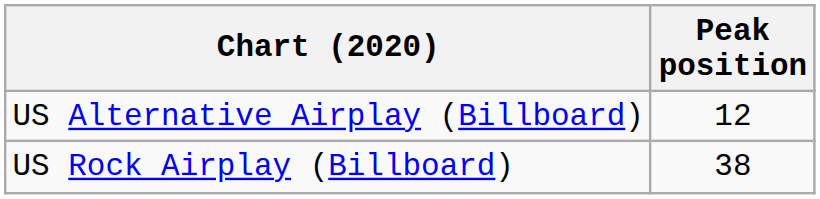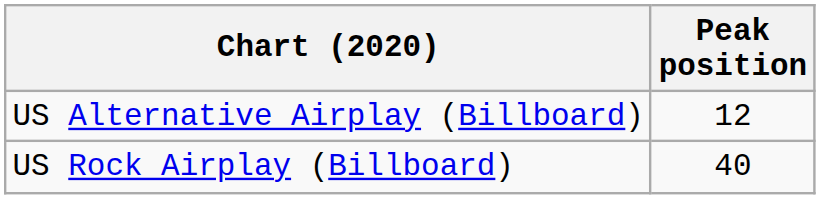(733, 167) 38 -> (733, 167) 40
